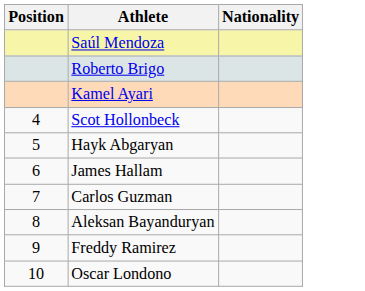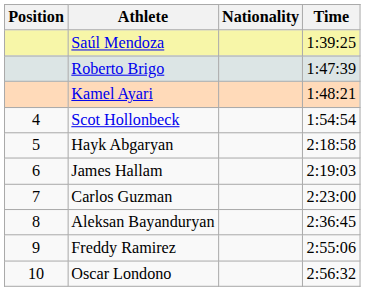+ column: (331, 17)
